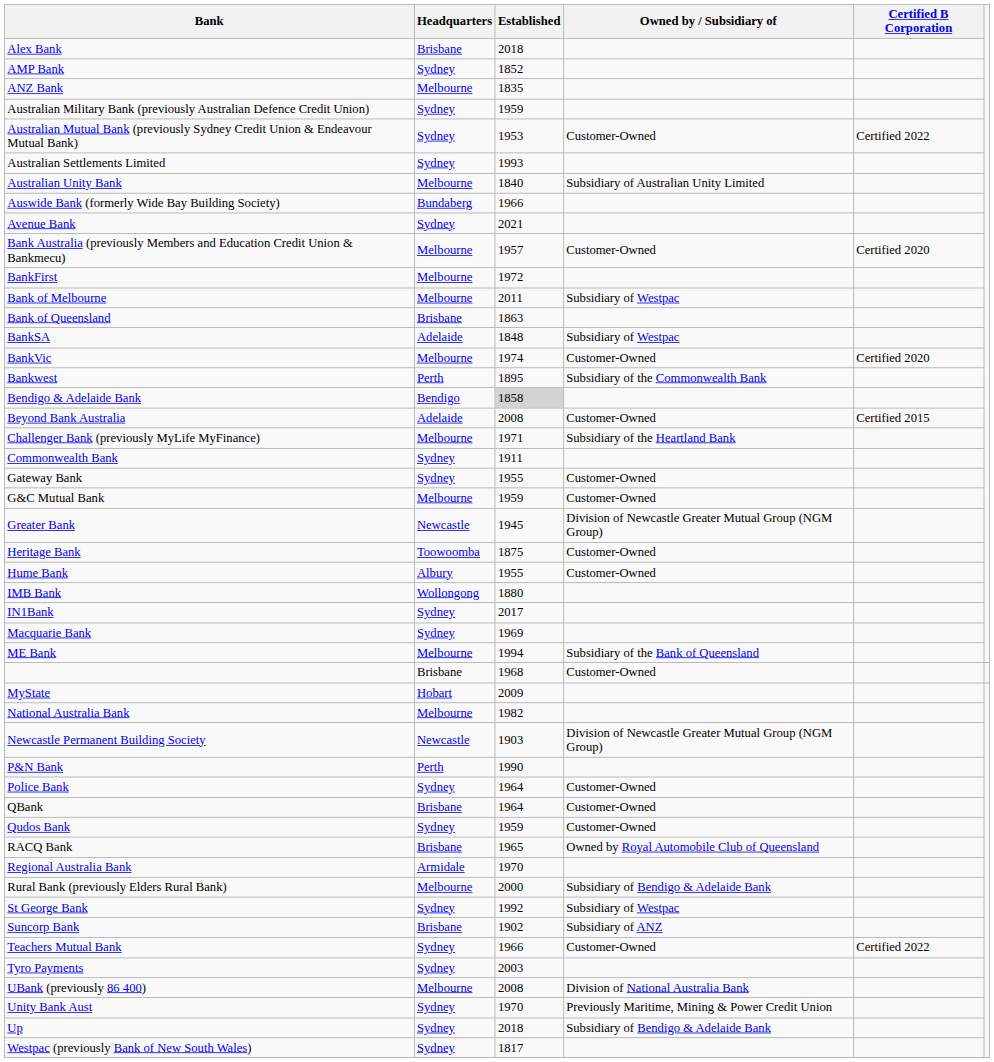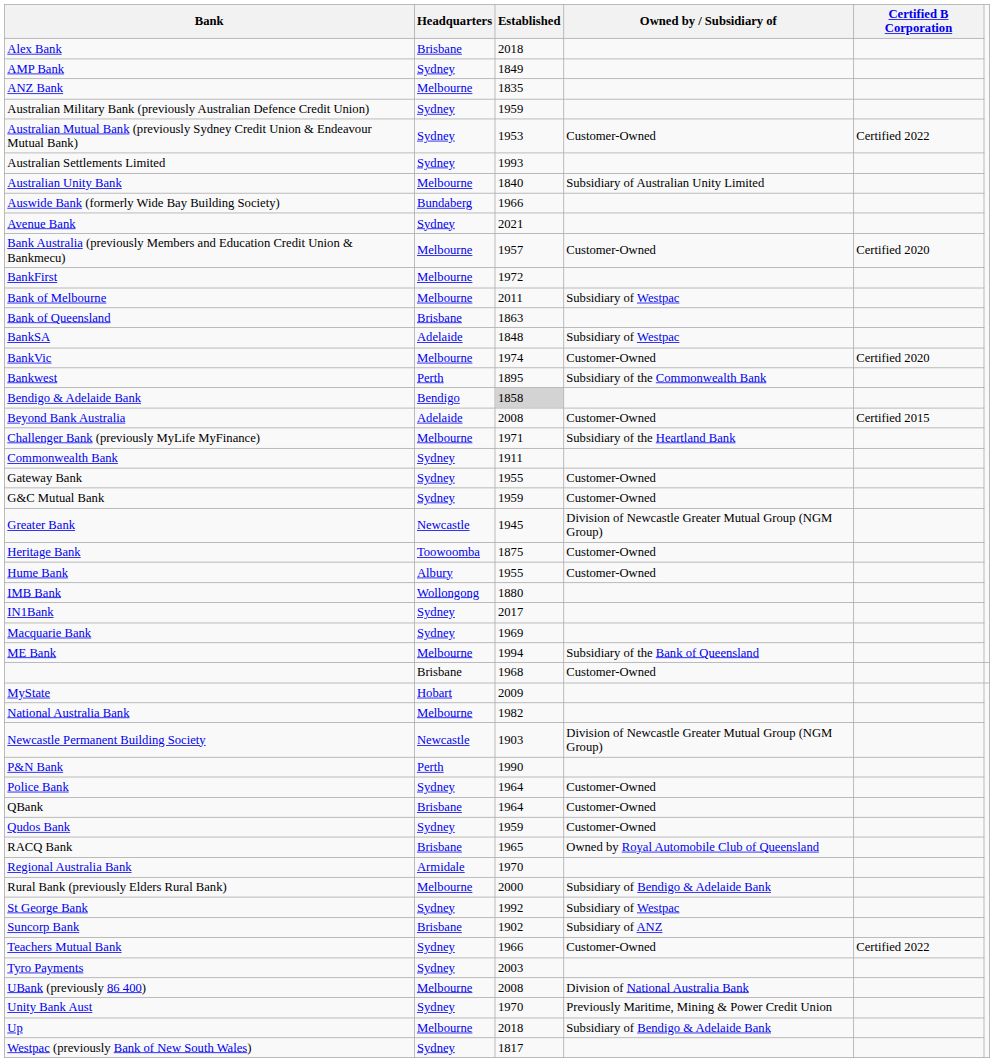(511, 68) 1852 -> (511, 68) 1849
(445, 498) Melbourne -> (436, 498) Sydney
(436, 1027) Sydney -> (445, 1027) Melbourne
